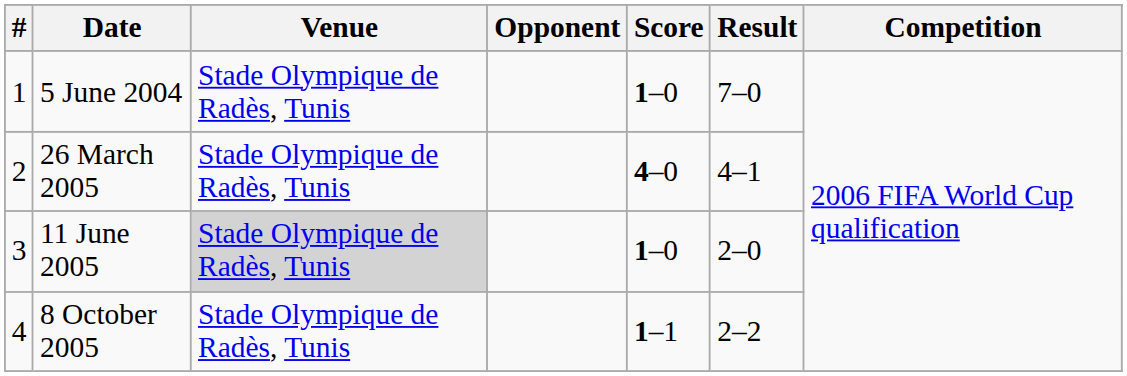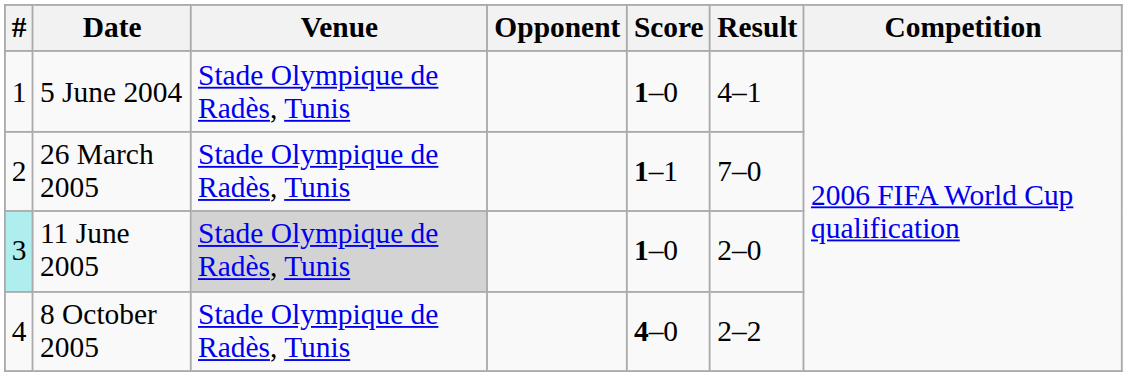(739, 91) 7–0 -> (739, 91) 4–1
(656, 170) 4–0 -> (656, 170) 1–1
(739, 170) 4–1 -> (739, 170) 7–0
(19, 250) no background -> (19, 250) paleturquoise background
(656, 330) 1–1 -> (656, 330) 4–0
